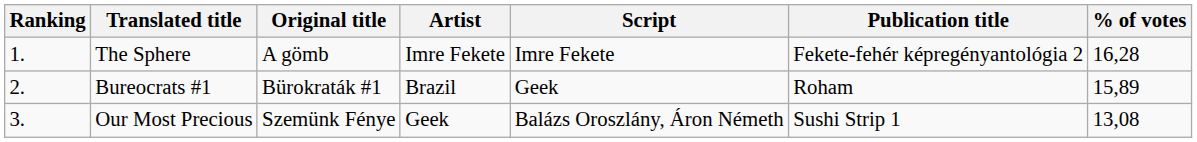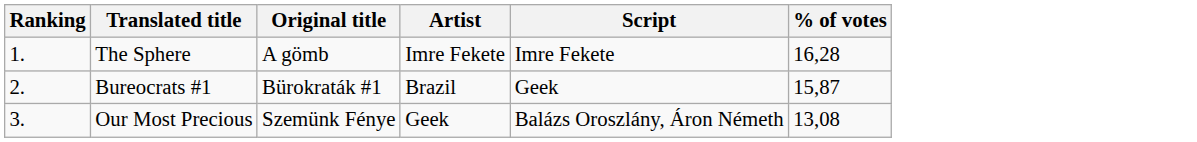- column: (938, 20)
(1116, 86) 15,89 -> (817, 86) 15,87
